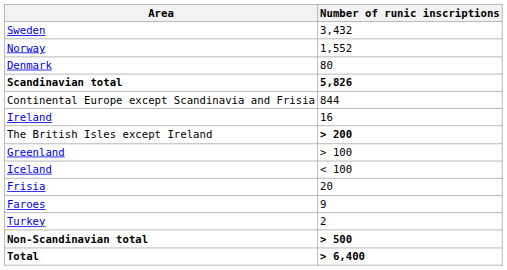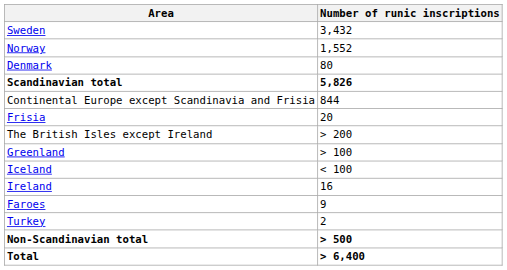rows swapped: (26, 187) <-> (29, 117)
(336, 135) bold -> (336, 135) normal
